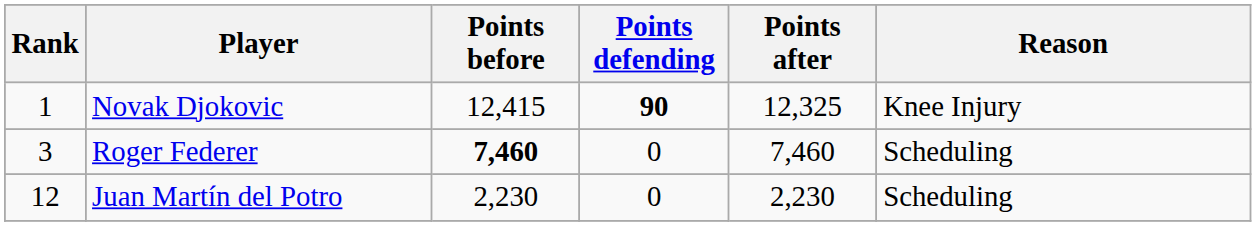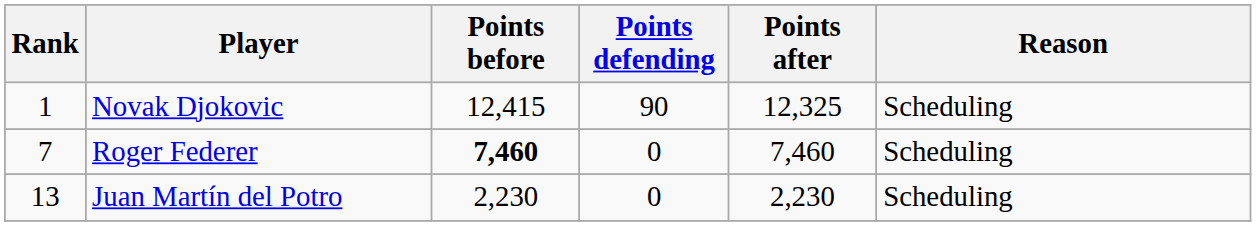(654, 105) bold -> (654, 105) normal
(952, 105) Knee Injury -> (948, 105) Scheduling
(45, 151) 3 -> (45, 151) 7
(45, 196) 12 -> (45, 196) 13
